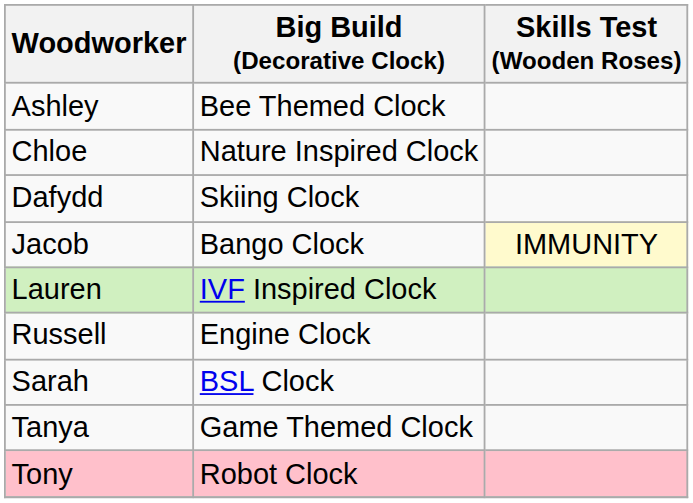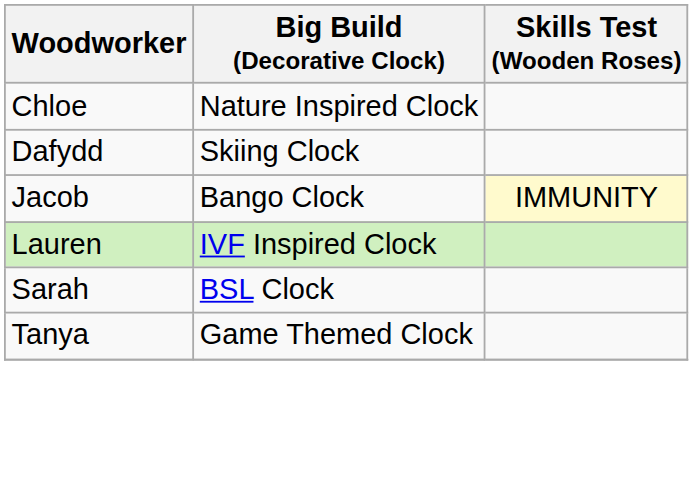- row: (55, 105)
- row: (59, 335)
- row: (42, 473)
